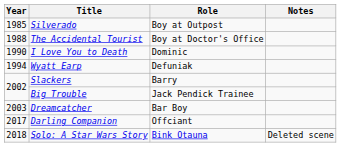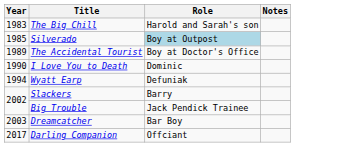+ row: (64, 25)
(187, 25) no background -> (182, 39) lightblue background
(17, 39) 1988 -> (17, 53) 1989
- row: (89, 135)
